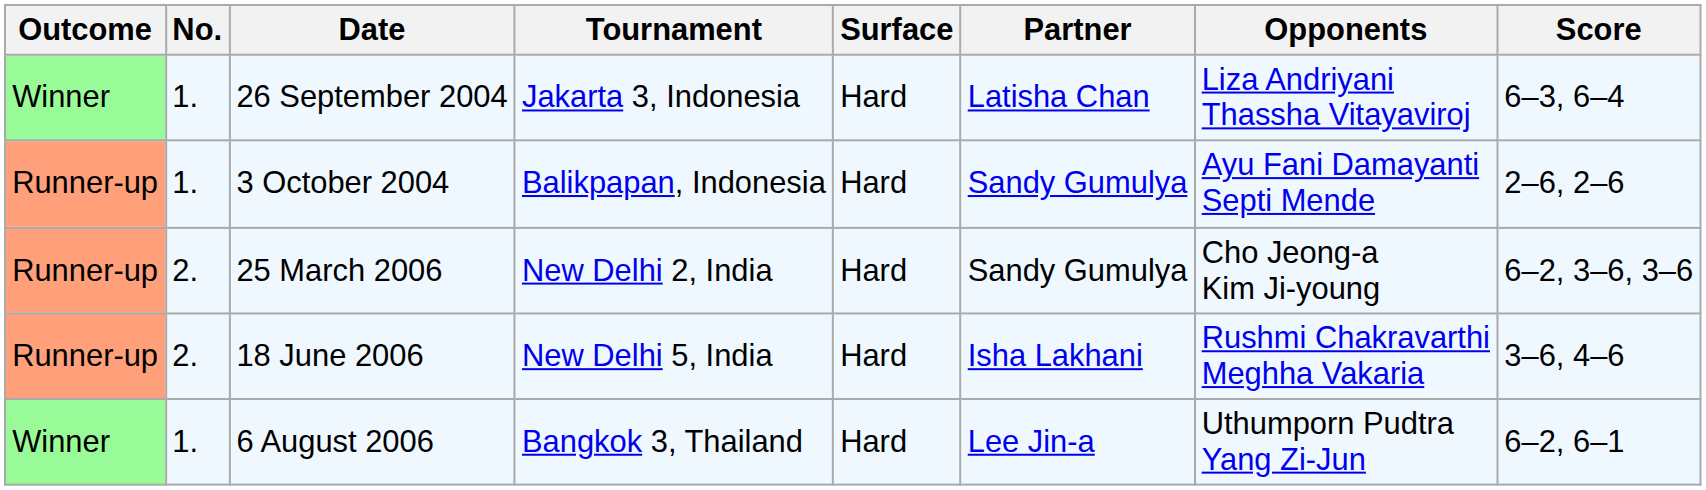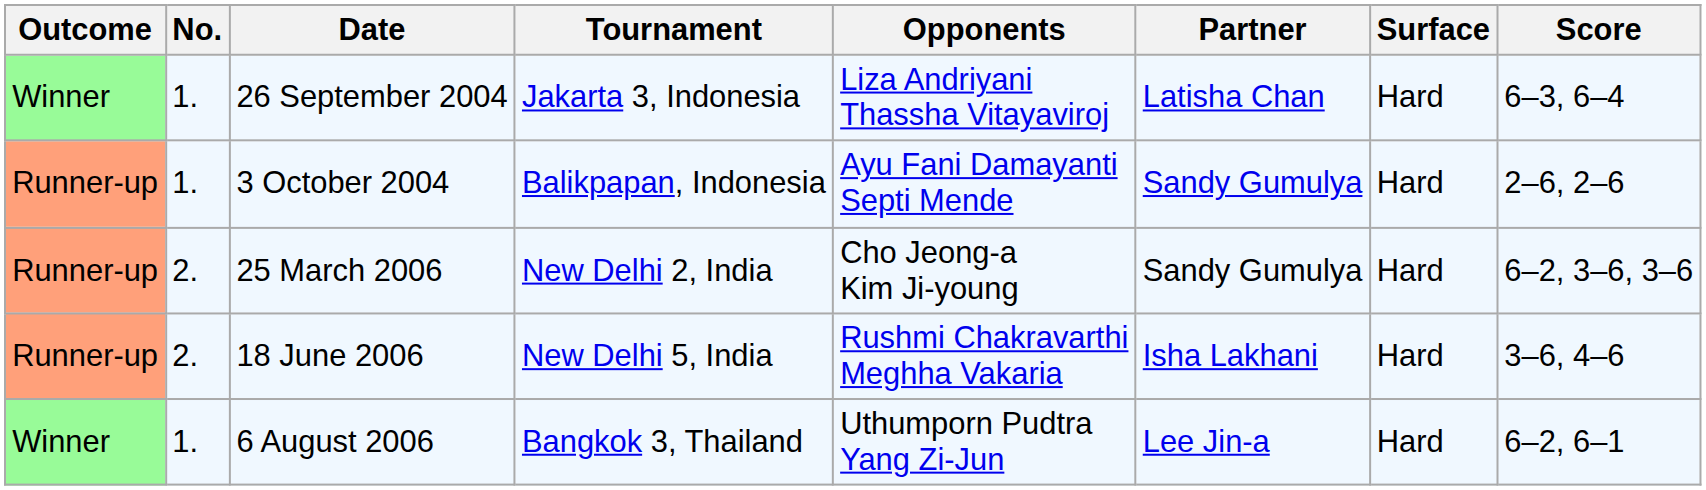columns swapped: (897, 29) <-> (1346, 29)
